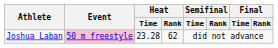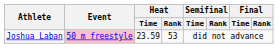(148, 36) 23.28 -> (148, 36) 23.59
(173, 36) 62 -> (173, 36) 53
